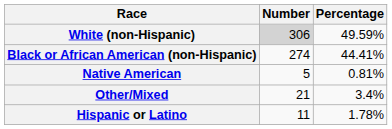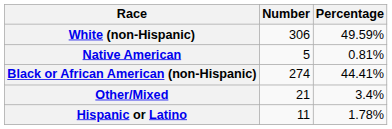(299, 34) lightgrey background -> (299, 34) no background
rows swapped: (132, 54) <-> (132, 74)
